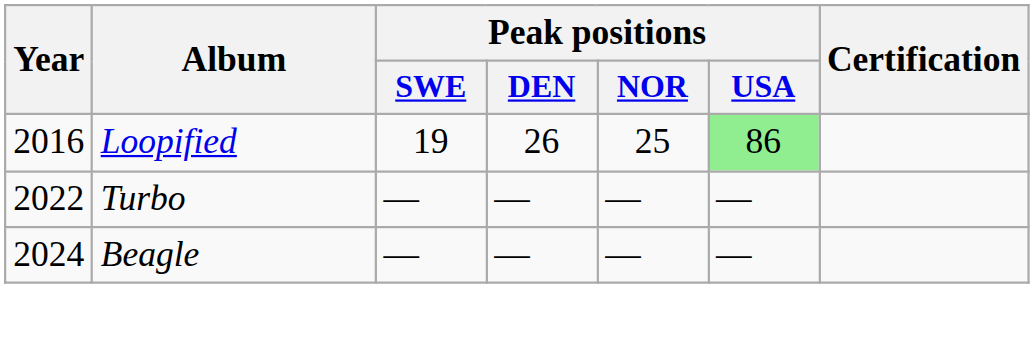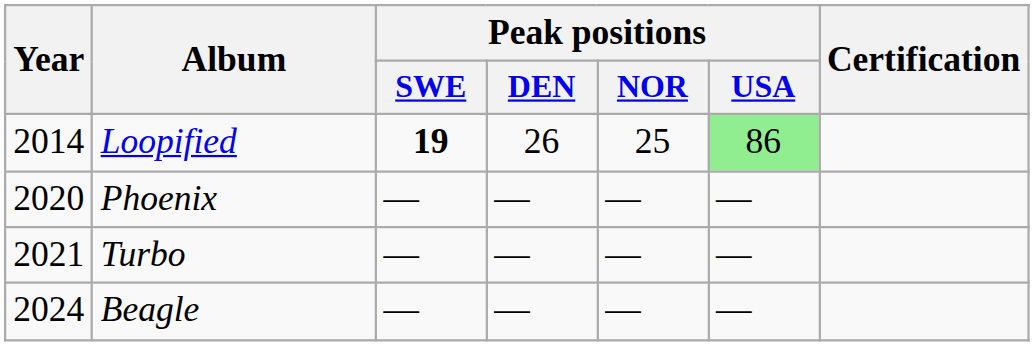(49, 141) 2016 -> (49, 141) 2014
(431, 141) normal -> (431, 141) bold
+ row: (159, 198)
(49, 198) 2022 -> (49, 254) 2021
